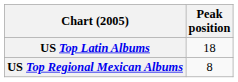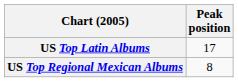(209, 47) 18 -> (209, 47) 17
